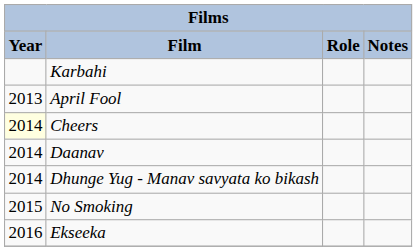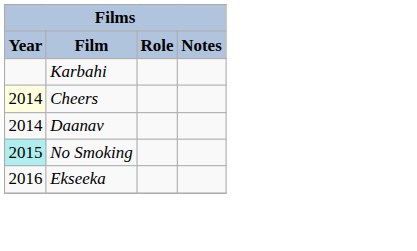- row: (86, 98)
- row: (185, 179)
(25, 206) no background -> (25, 152) paleturquoise background
